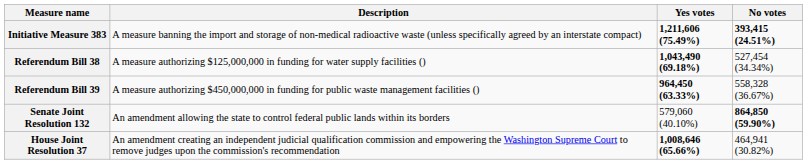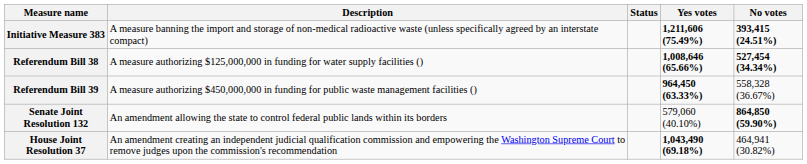+ column: (644, 12)
(680, 62) 1,043,490 (69.18%) -> (683, 62) 1,008,646 (65.66%)
(754, 62) normal -> (756, 62) bold
(680, 145) 1,008,646 (65.66%) -> (683, 145) 1,043,490 (69.18%)
